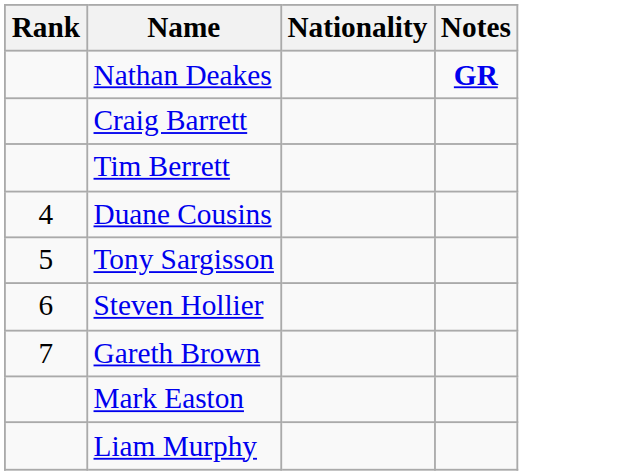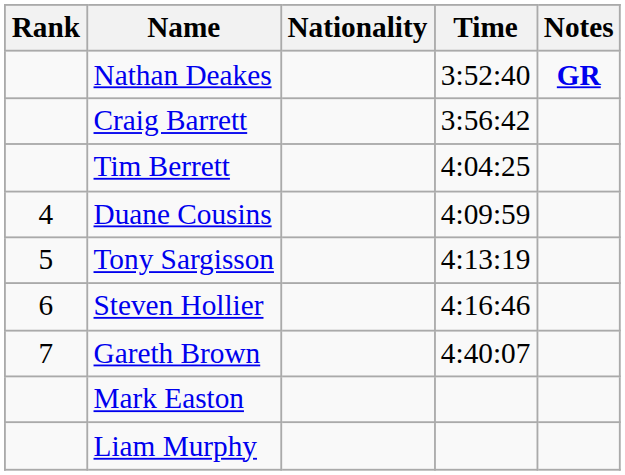+ column: (486, 27)
